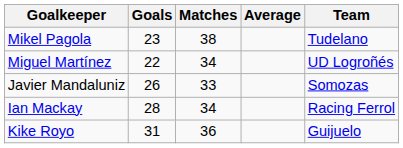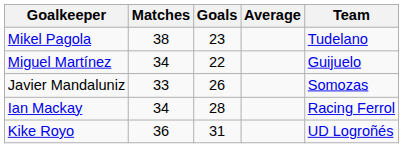columns swapped: (152, 16) <-> (208, 16)
(351, 62) UD Logroñés -> (334, 62) Guijuelo
(334, 131) Guijuelo -> (351, 131) UD Logroñés
